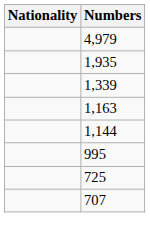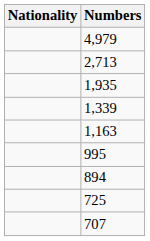+ row: (100, 62)
- row: (100, 131)
+ row: (95, 177)
